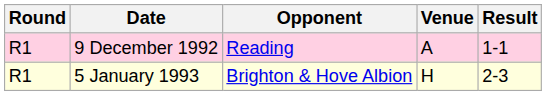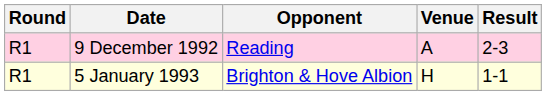(495, 47) 1-1 -> (495, 47) 2-3
(495, 76) 2-3 -> (495, 76) 1-1
